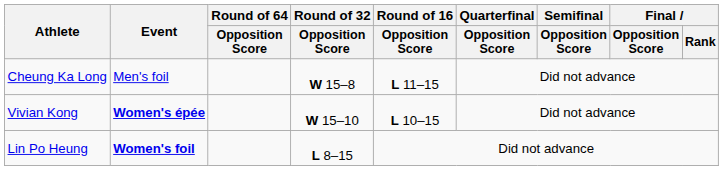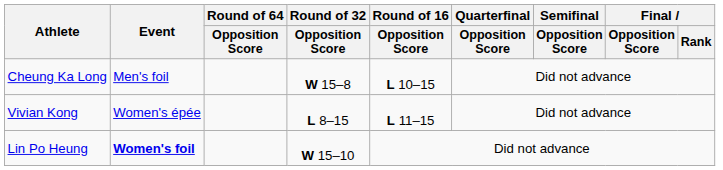(415, 85) L 11–15 -> (411, 85) L 10–15
(159, 113) bold -> (157, 113) normal
(332, 120) W 15–10 -> (328, 120) L 8–15
(415, 120) L 10–15 -> (411, 120) L 11–15
(332, 156) L 8–15 -> (328, 156) W 15–10
